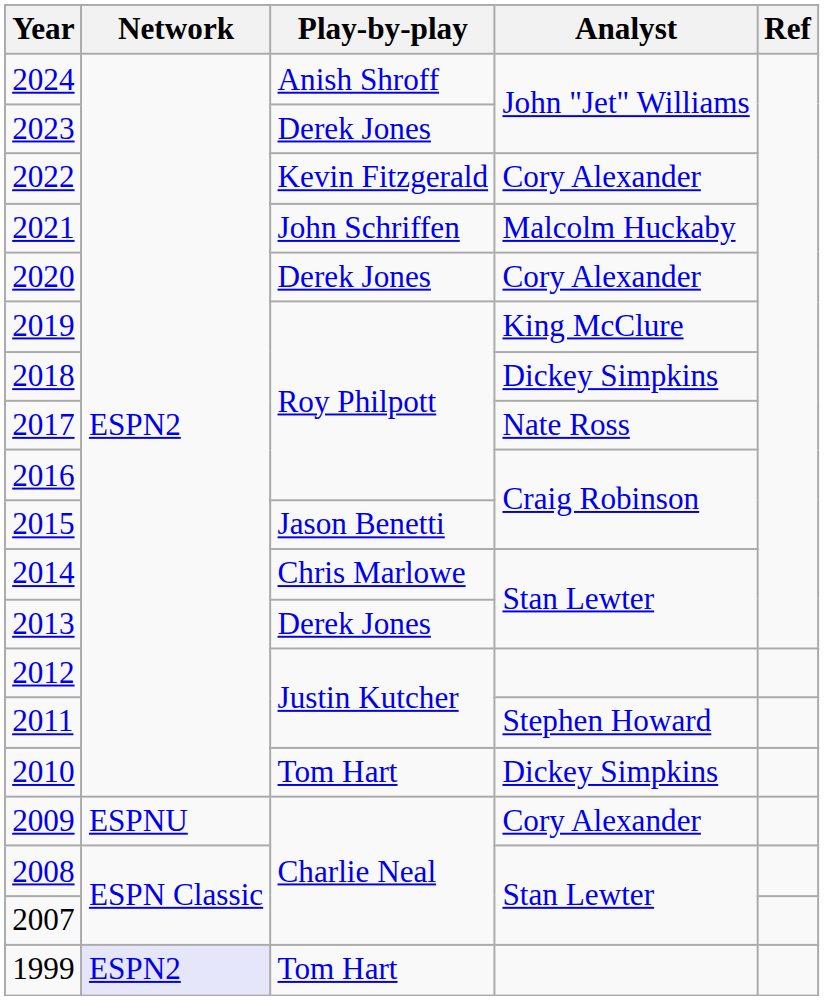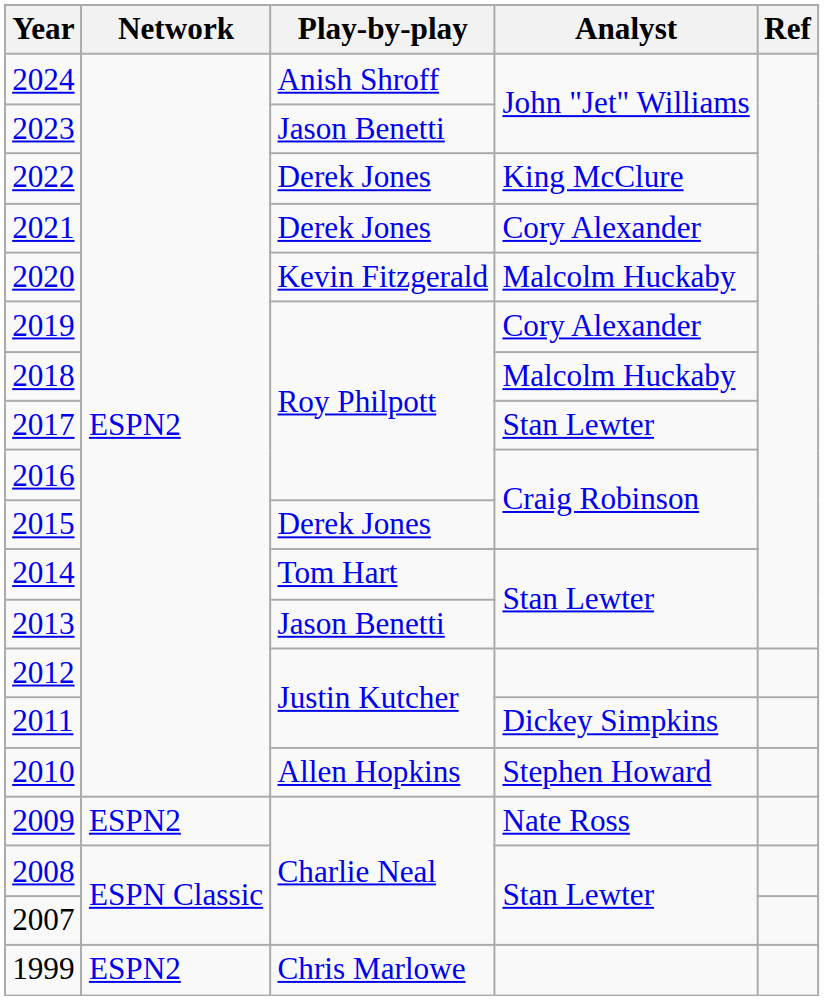(354, 128) Derek Jones -> (361, 128) Jason Benetti
(383, 177) Kevin Fitzgerald -> (354, 177) Derek Jones
(602, 177) Cory Alexander -> (593, 177) King McClure
(369, 227) John Schriffen -> (354, 227) Derek Jones
(619, 227) Malcolm Huckaby -> (602, 227) Cory Alexander
(354, 276) Derek Jones -> (383, 276) Kevin Fitzgerald
(602, 276) Cory Alexander -> (619, 276) Malcolm Huckaby
(593, 326) King McClure -> (602, 326) Cory Alexander
(610, 375) Dickey Simpkins -> (619, 375) Malcolm Huckaby
(566, 425) Nate Ross -> (578, 425) Stan Lewter
(361, 524) Jason Benetti -> (354, 524) Derek Jones
(372, 573) Chris Marlowe -> (338, 573) Tom Hart
(354, 623) Derek Jones -> (361, 623) Jason Benetti
(607, 721) Stephen Howard -> (610, 721) Dickey Simpkins
(338, 771) Tom Hart -> (369, 771) Allen Hopkins
(610, 771) Dickey Simpkins -> (607, 771) Stephen Howard
(138, 820) ESPNU -> (135, 820) ESPN2
(602, 820) Cory Alexander -> (566, 820) Nate Ross
(135, 969) lavender background -> (135, 969) no background
(338, 969) Tom Hart -> (372, 969) Chris Marlowe
